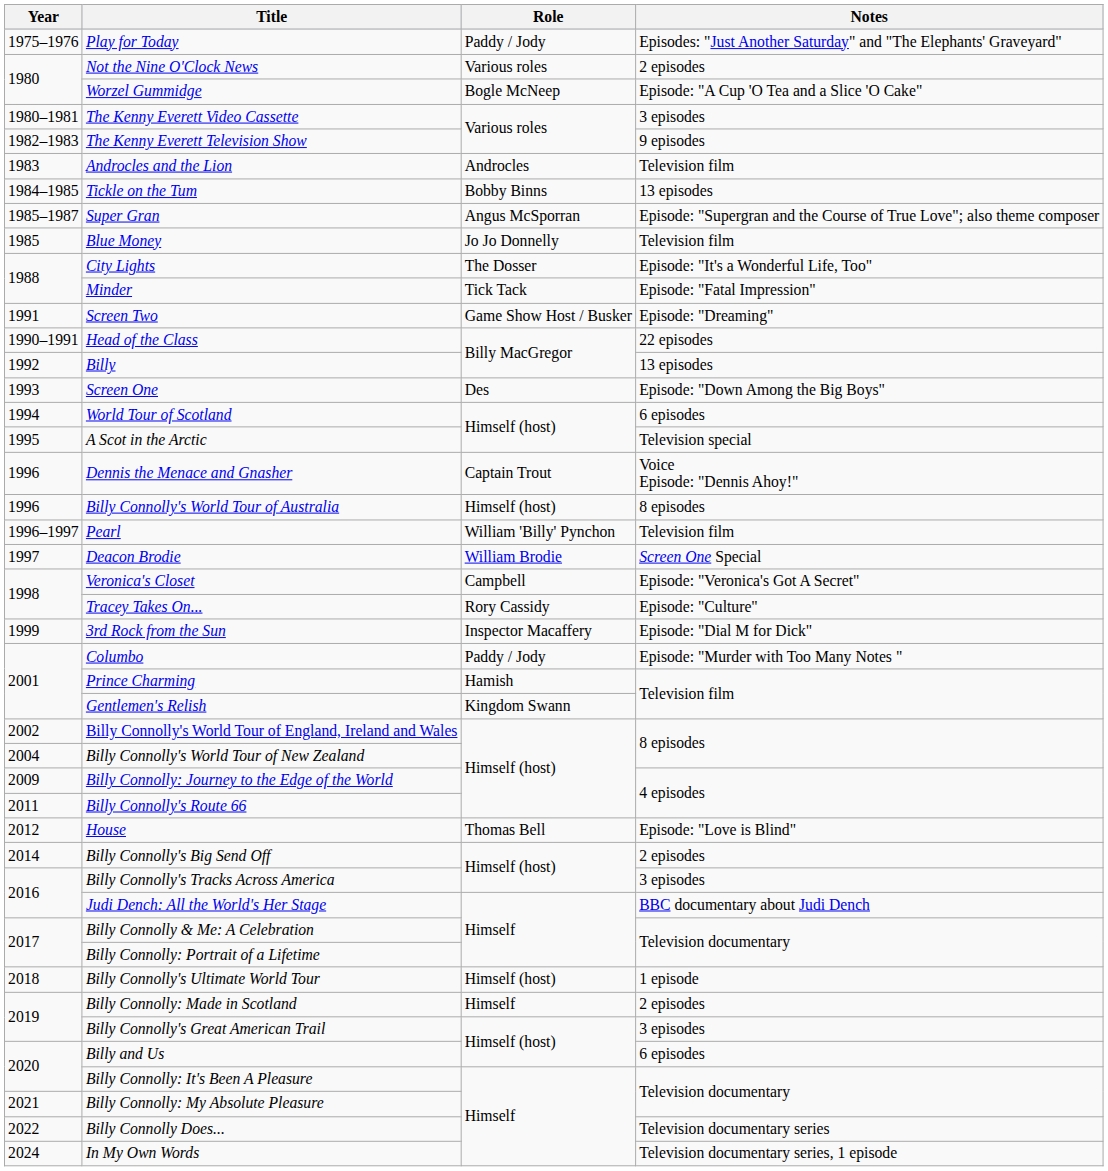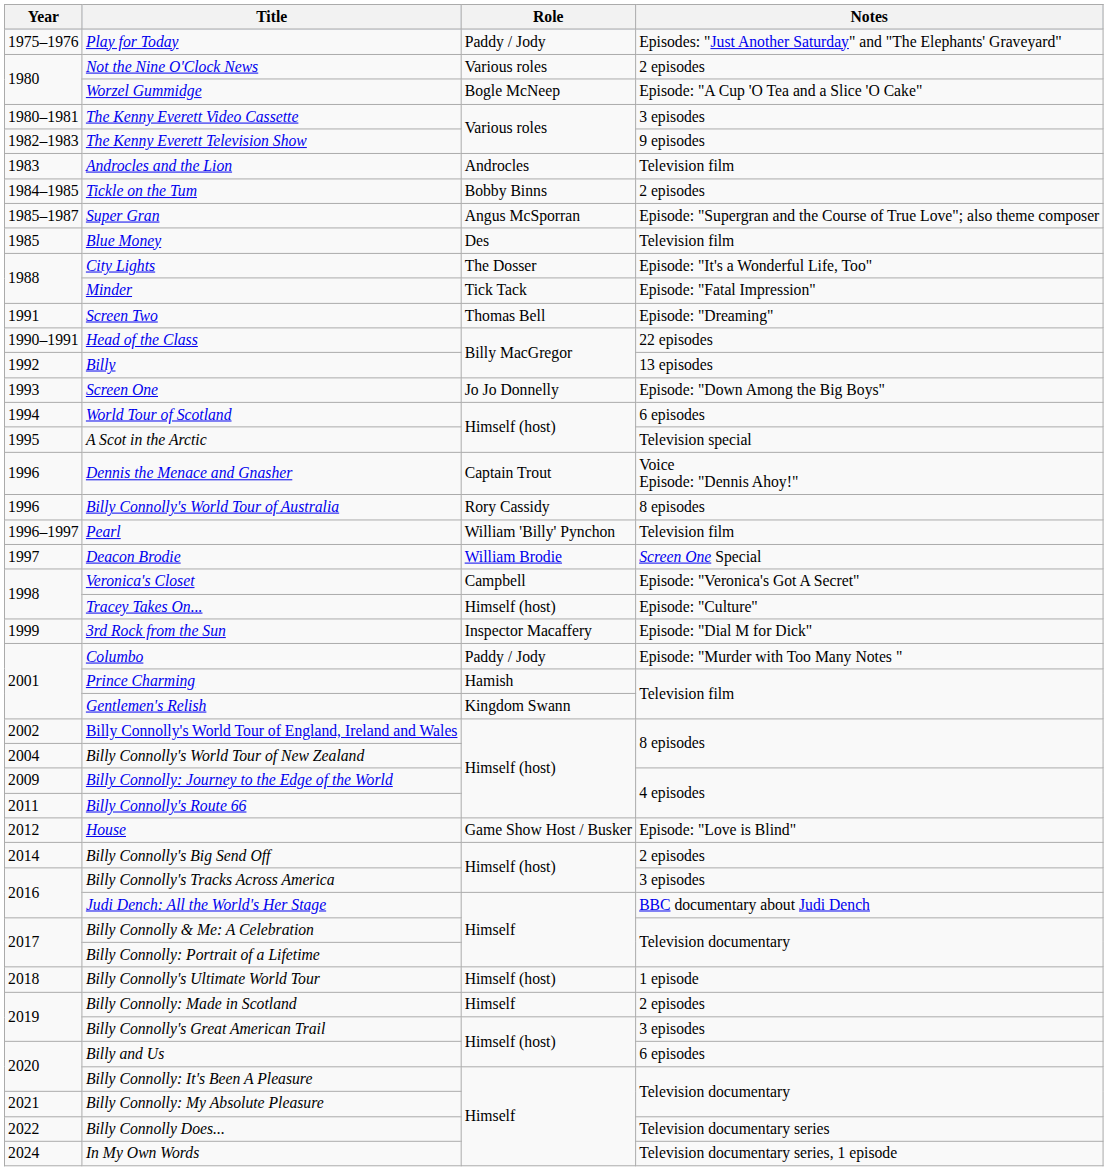(676, 191) 13 episodes -> (672, 191) 2 episodes
(512, 240) Jo Jo Donnelly -> (477, 240) Des
(548, 315) Game Show Host / Busker -> (505, 315) Thomas Bell
(477, 389) Des -> (512, 389) Jo Jo Donnelly
(510, 507) Himself (host) -> (507, 507) Rory Cassidy
(507, 606) Rory Cassidy -> (510, 606) Himself (host)
(505, 830) Thomas Bell -> (548, 830) Game Show Host / Busker
